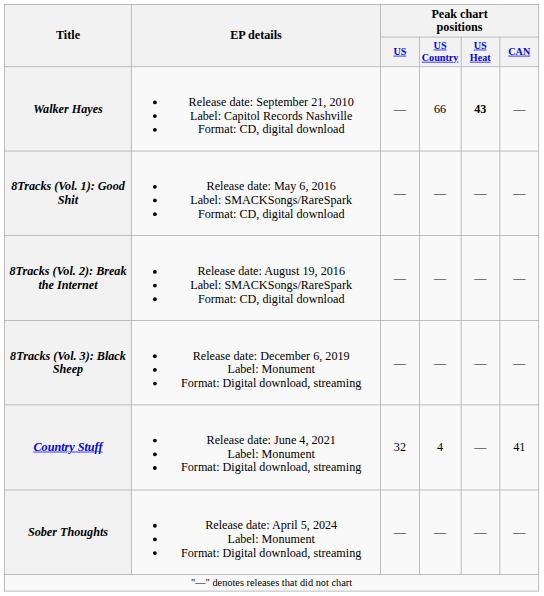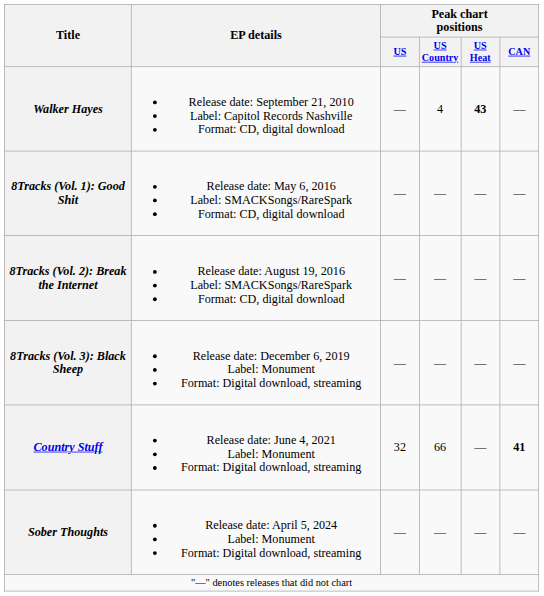(440, 108) 66 -> (440, 108) 4
(440, 447) 4 -> (440, 447) 66
(519, 447) normal -> (519, 447) bold
